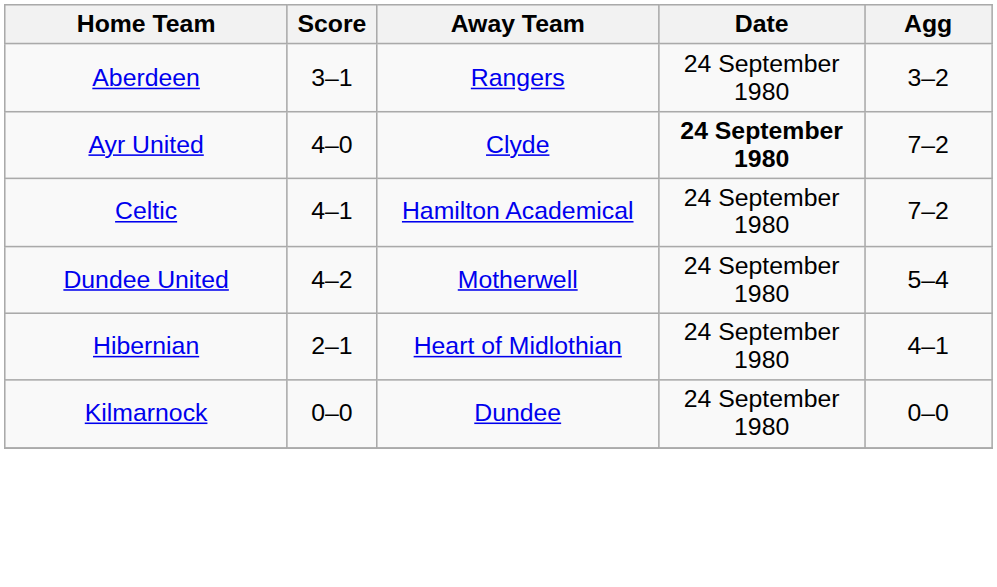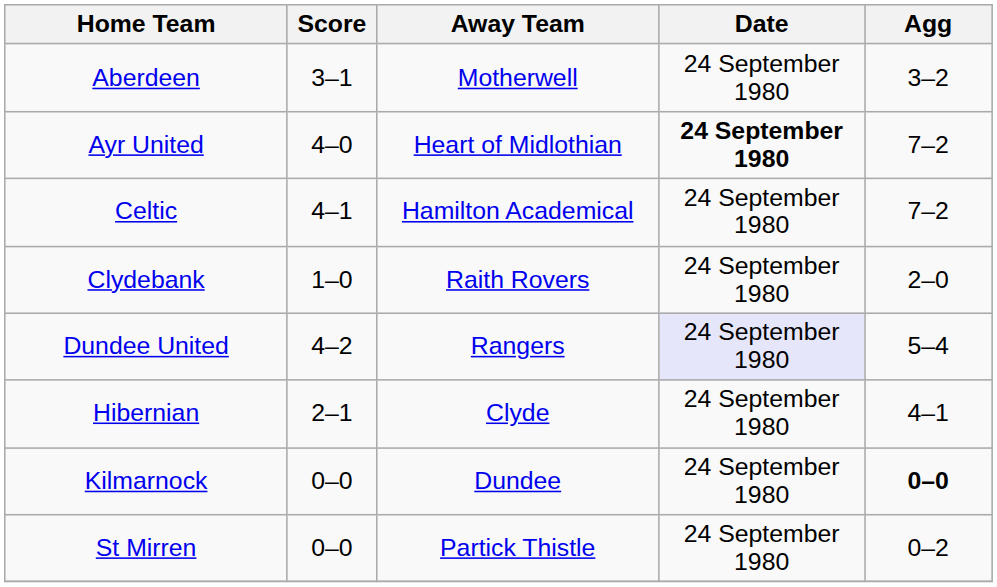(518, 77) Rangers -> (518, 77) Motherwell
(518, 144) Clyde -> (518, 144) Heart of Midlothian
+ row: (146, 279)
(518, 279) Motherwell -> (518, 346) Rangers
(762, 279) no background -> (762, 346) lavender background
(518, 346) Heart of Midlothian -> (518, 413) Clyde
(928, 413) normal -> (928, 480) bold
+ row: (146, 548)
